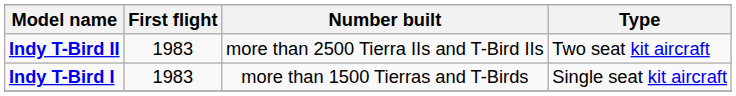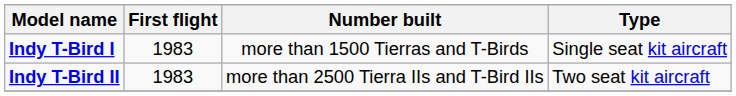rows swapped: (62, 77) <-> (64, 48)
